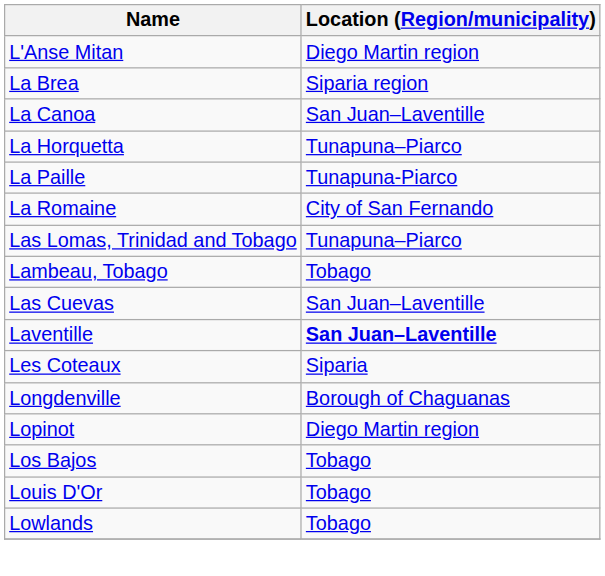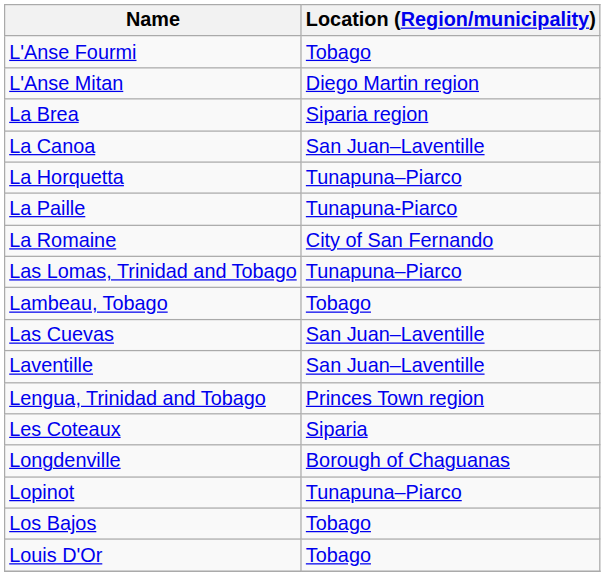+ row: (73, 51)
(401, 334) bold -> (395, 366) normal
+ row: (138, 397)
(392, 429) Diego Martin region -> (384, 492) Tunapuna–Piarco
- row: (51, 523)
